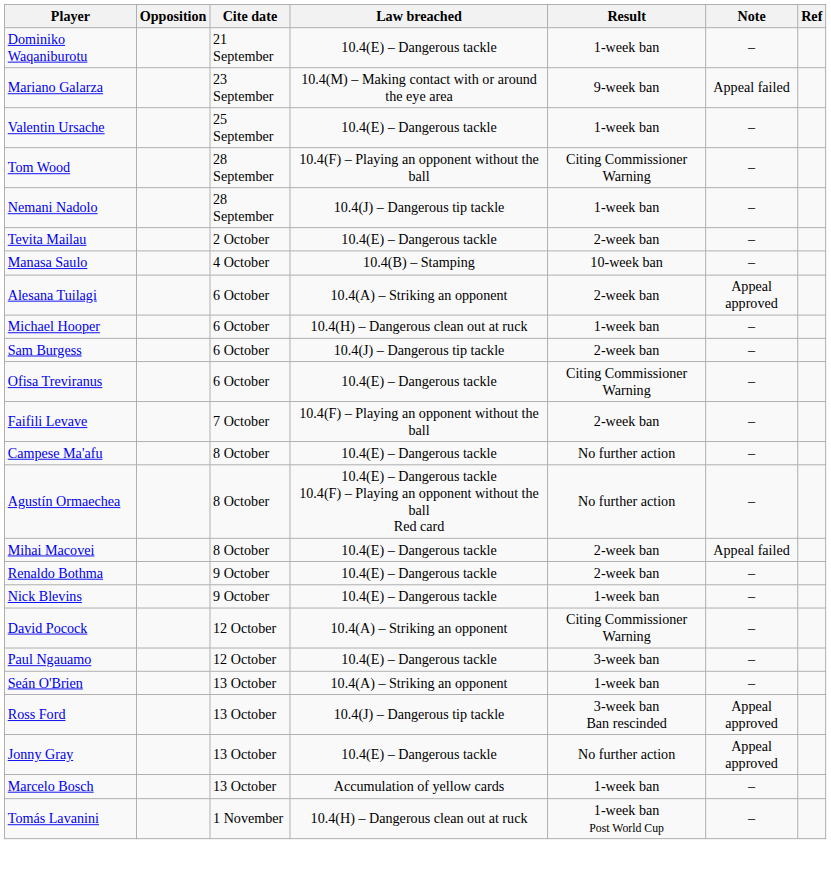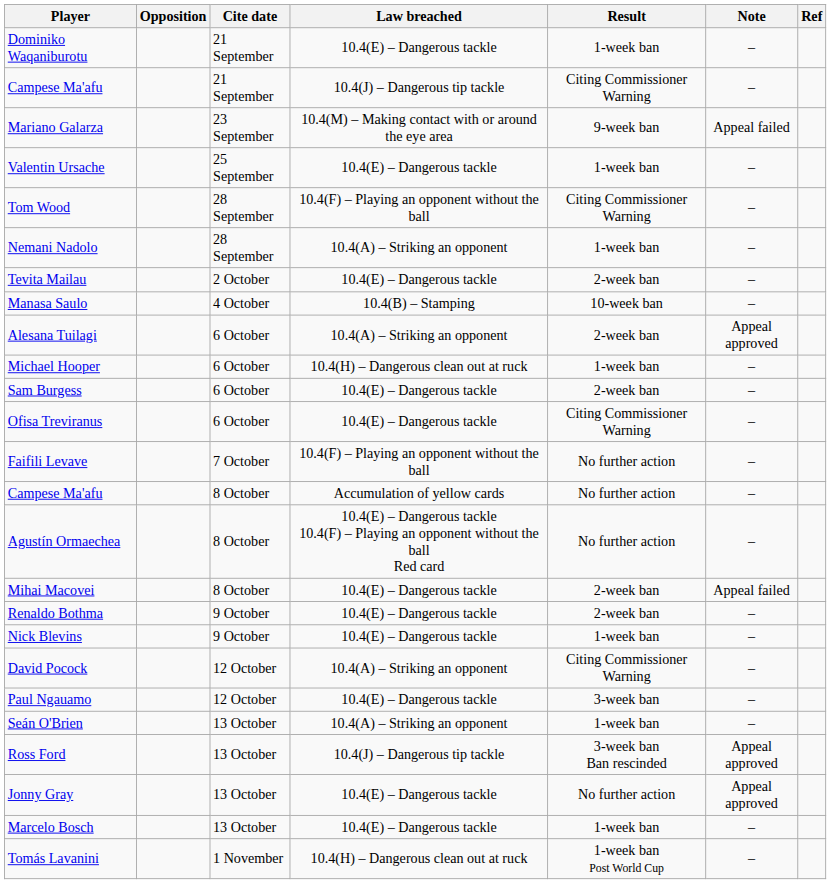+ row: (55, 88)
(419, 208) 10.4(J) – Dangerous tip tackle -> (419, 248) 10.4(A) – Striking an opponent
(419, 349) 10.4(J) – Dangerous tip tackle -> (419, 389) 10.4(E) – Dangerous tackle
(627, 421) 2-week ban -> (627, 461) No further action
(419, 453) 10.4(E) – Dangerous tackle -> (419, 493) Accumulation of yellow cards
(419, 786) Accumulation of yellow cards -> (419, 826) 10.4(E) – Dangerous tackle
